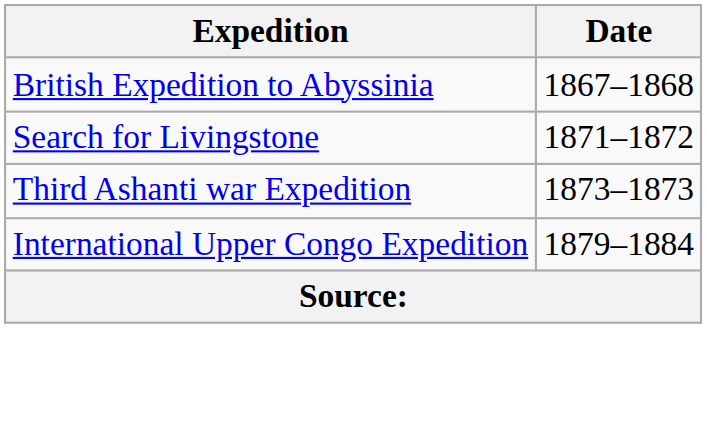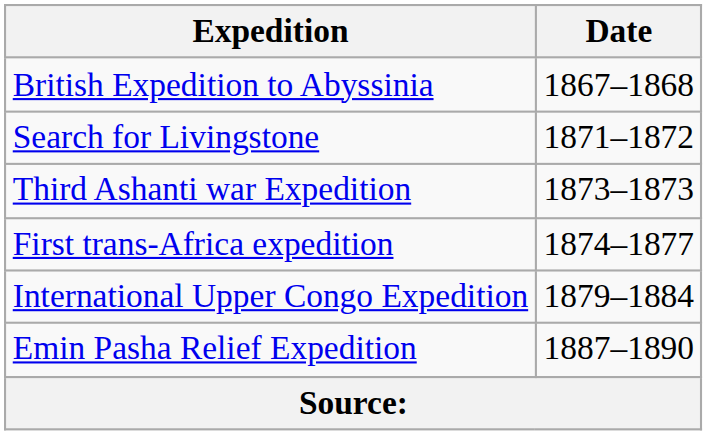+ row: (203, 243)
+ row: (215, 349)
